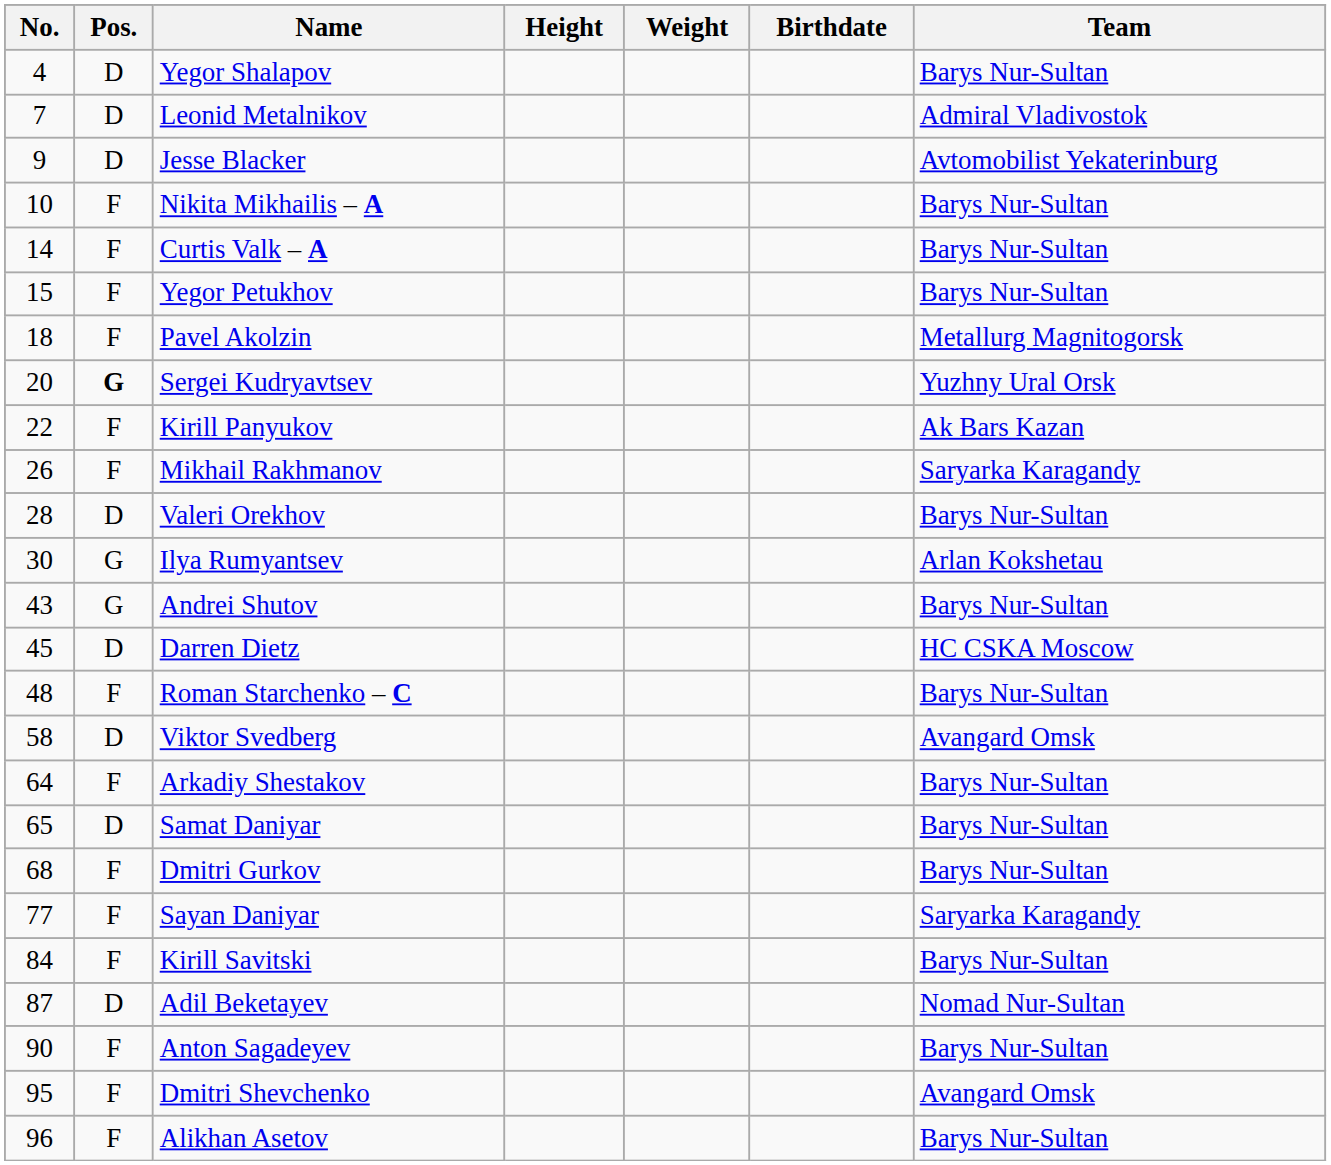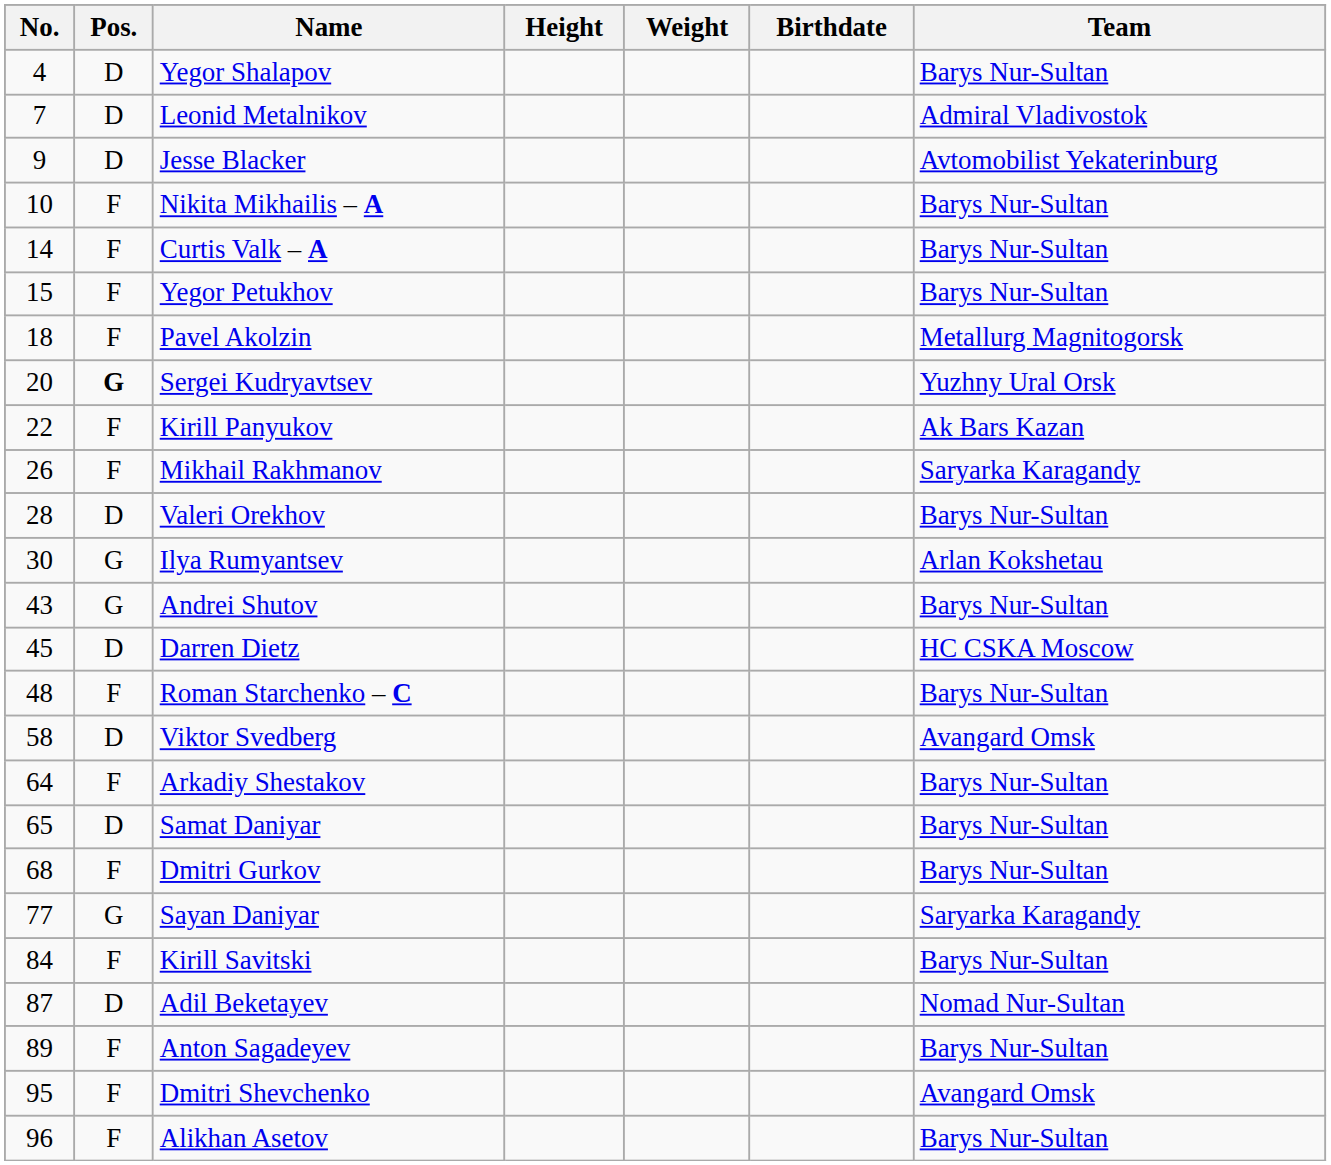(114, 915) F -> (114, 915) G
(40, 1048) 90 -> (40, 1048) 89
